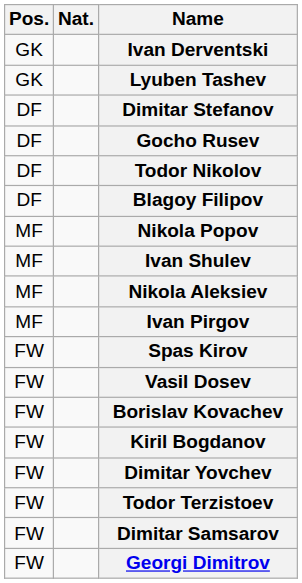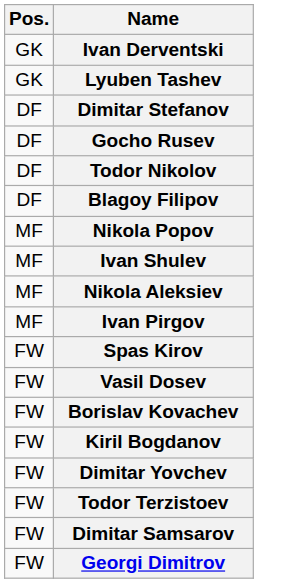- column: (76, 19)
